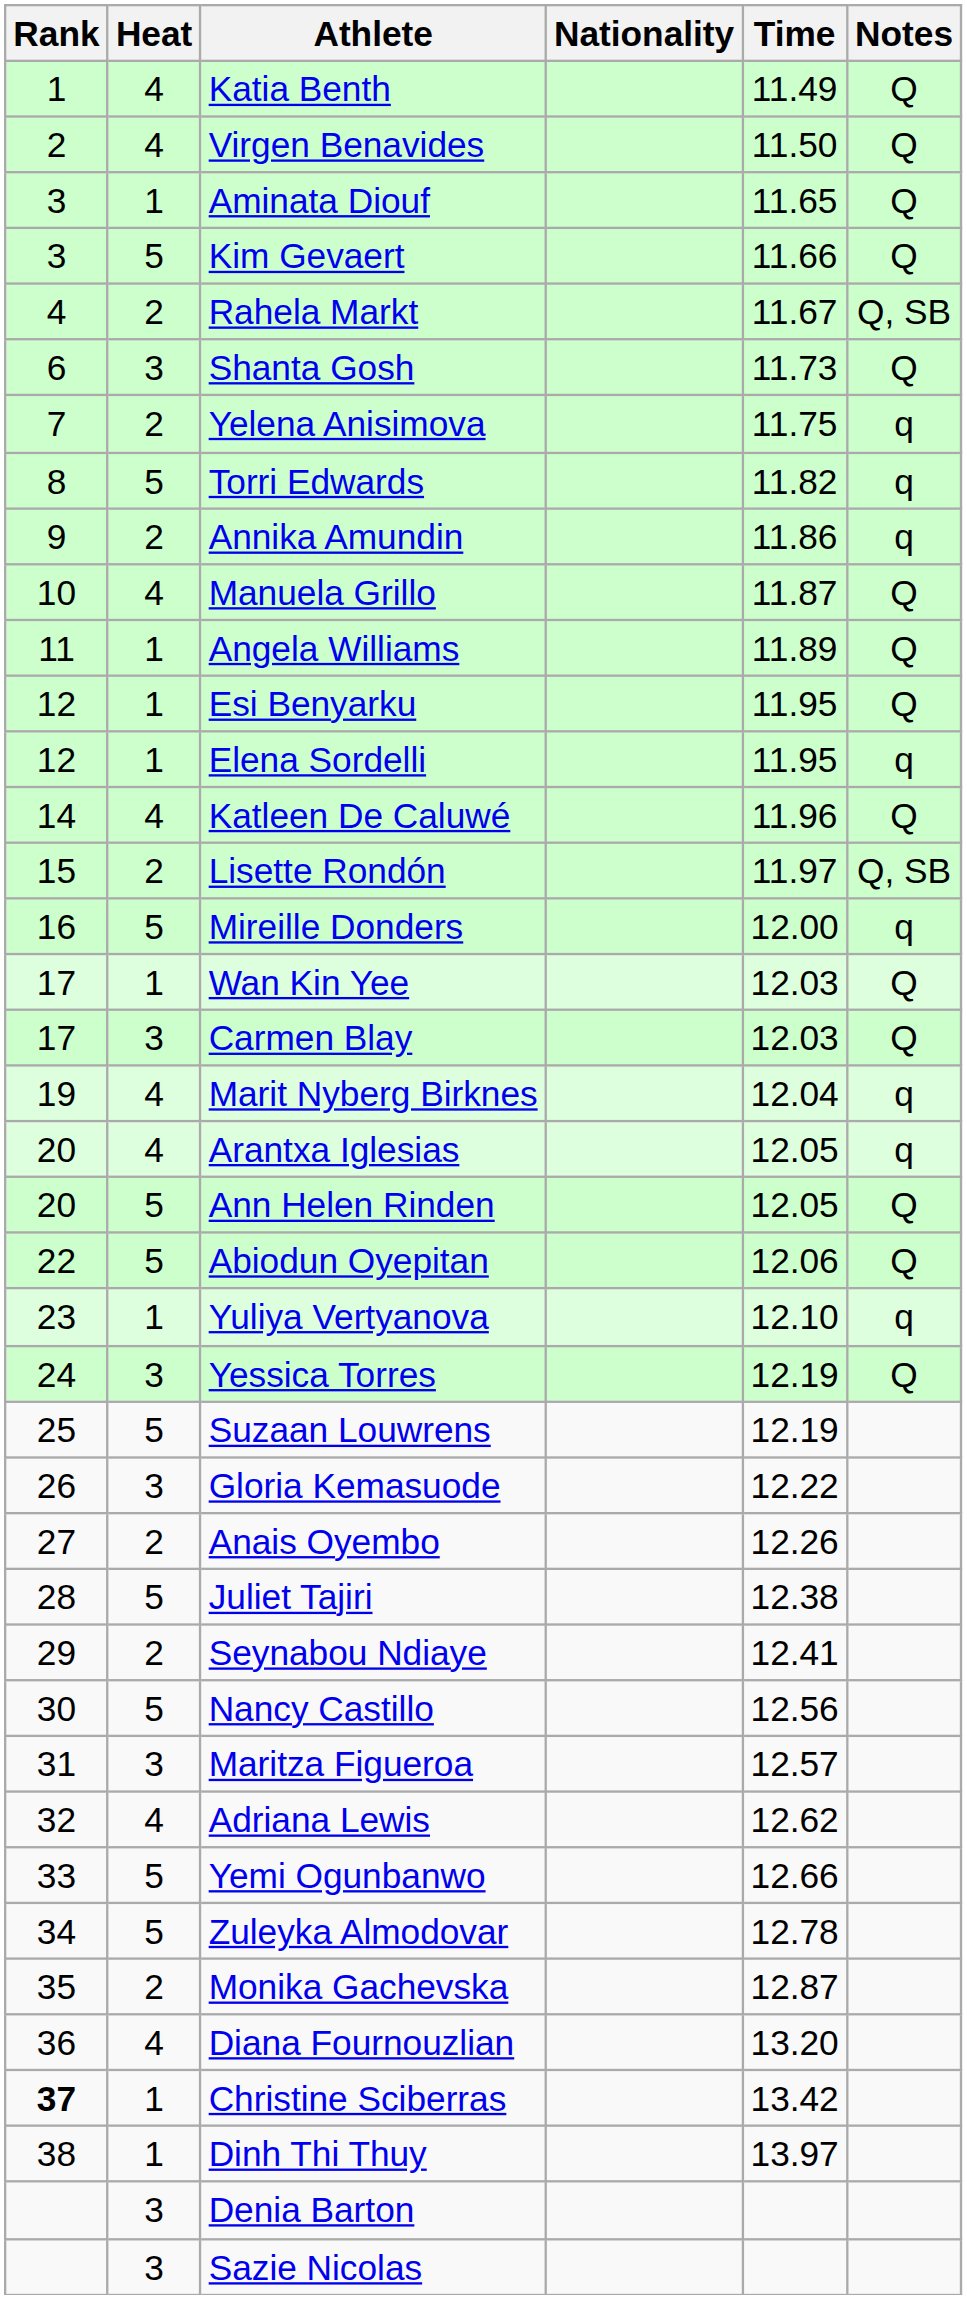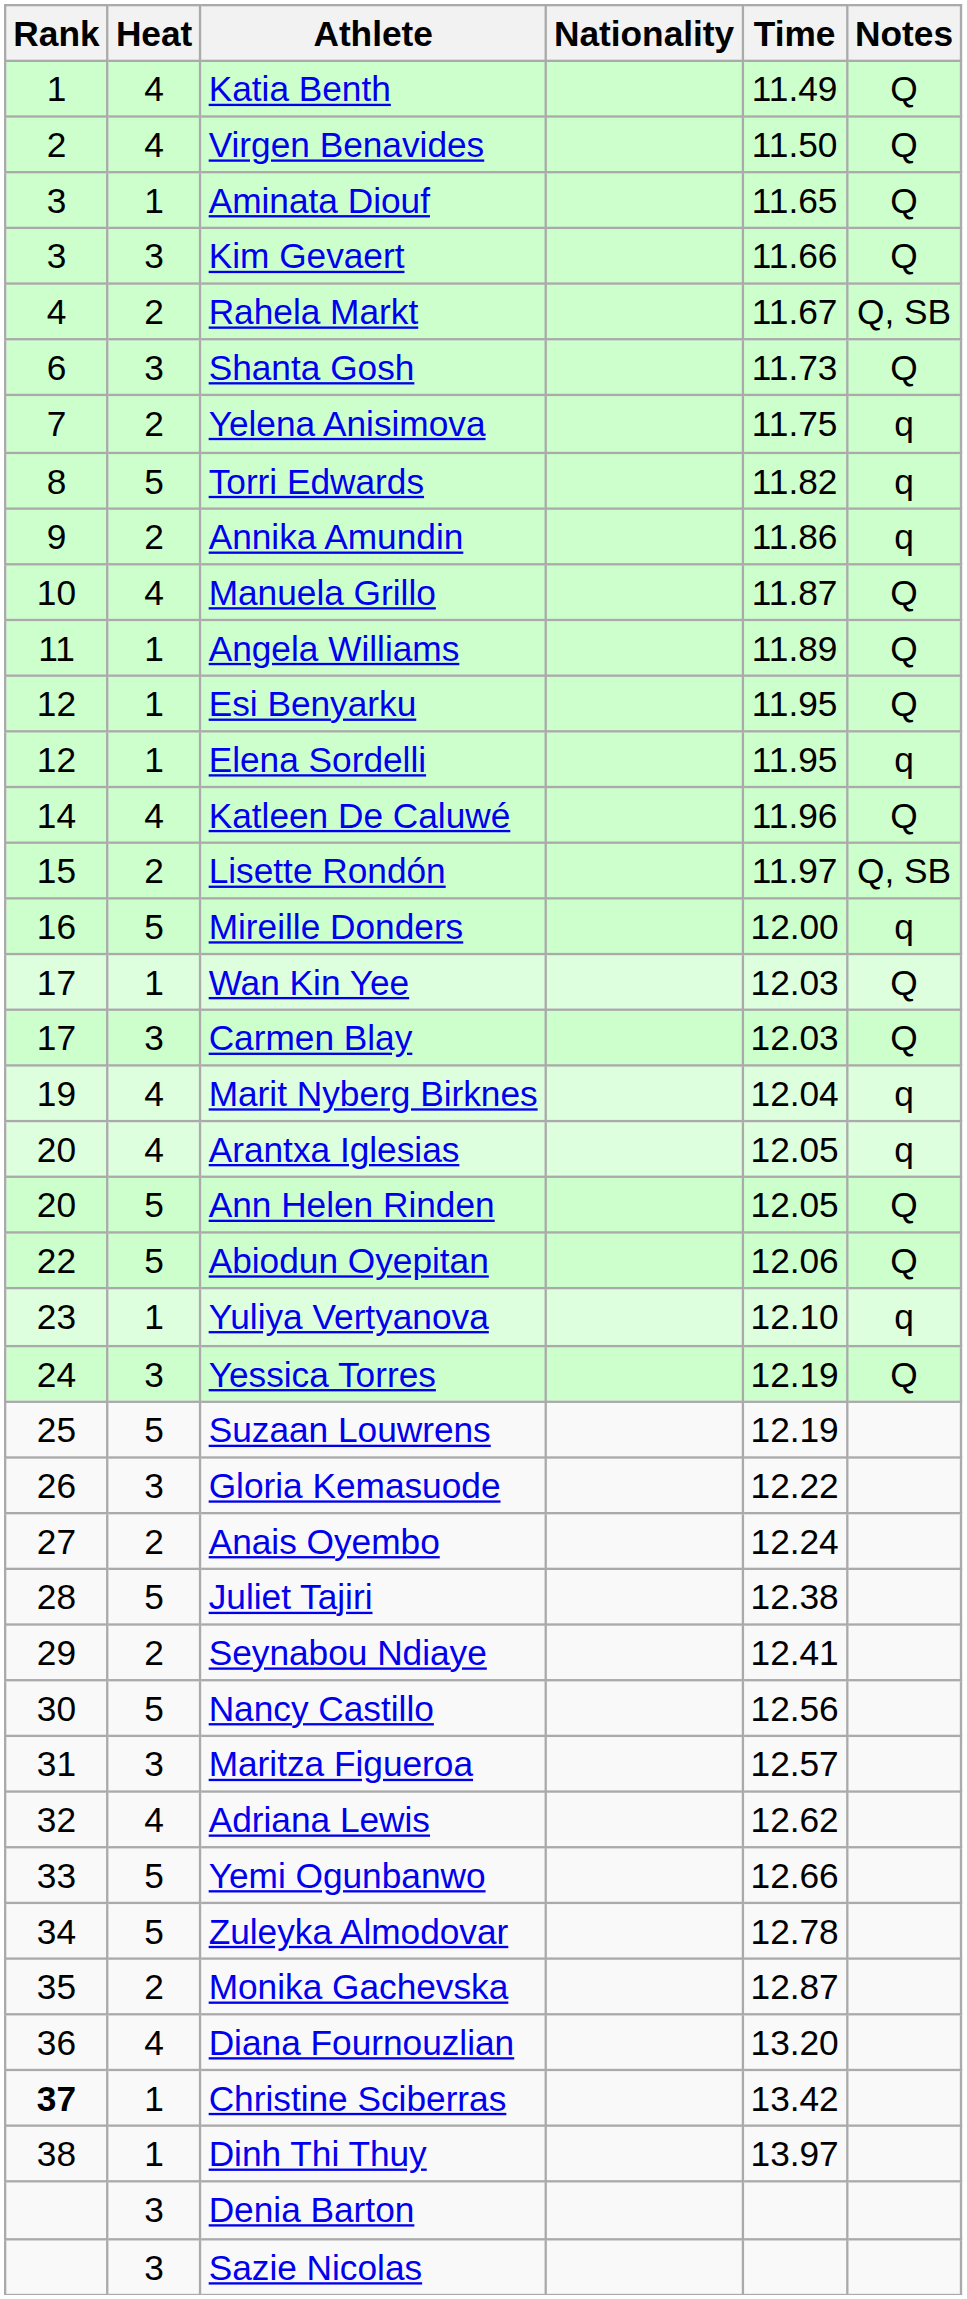(154, 257) 5 -> (154, 257) 3
(795, 1541) 12.26 -> (795, 1541) 12.24
